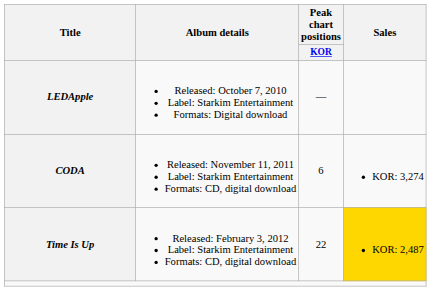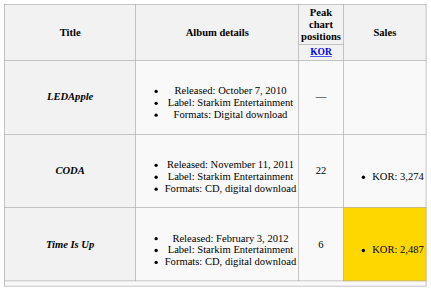(321, 170) 6 -> (321, 170) 22
(321, 244) 22 -> (321, 244) 6
